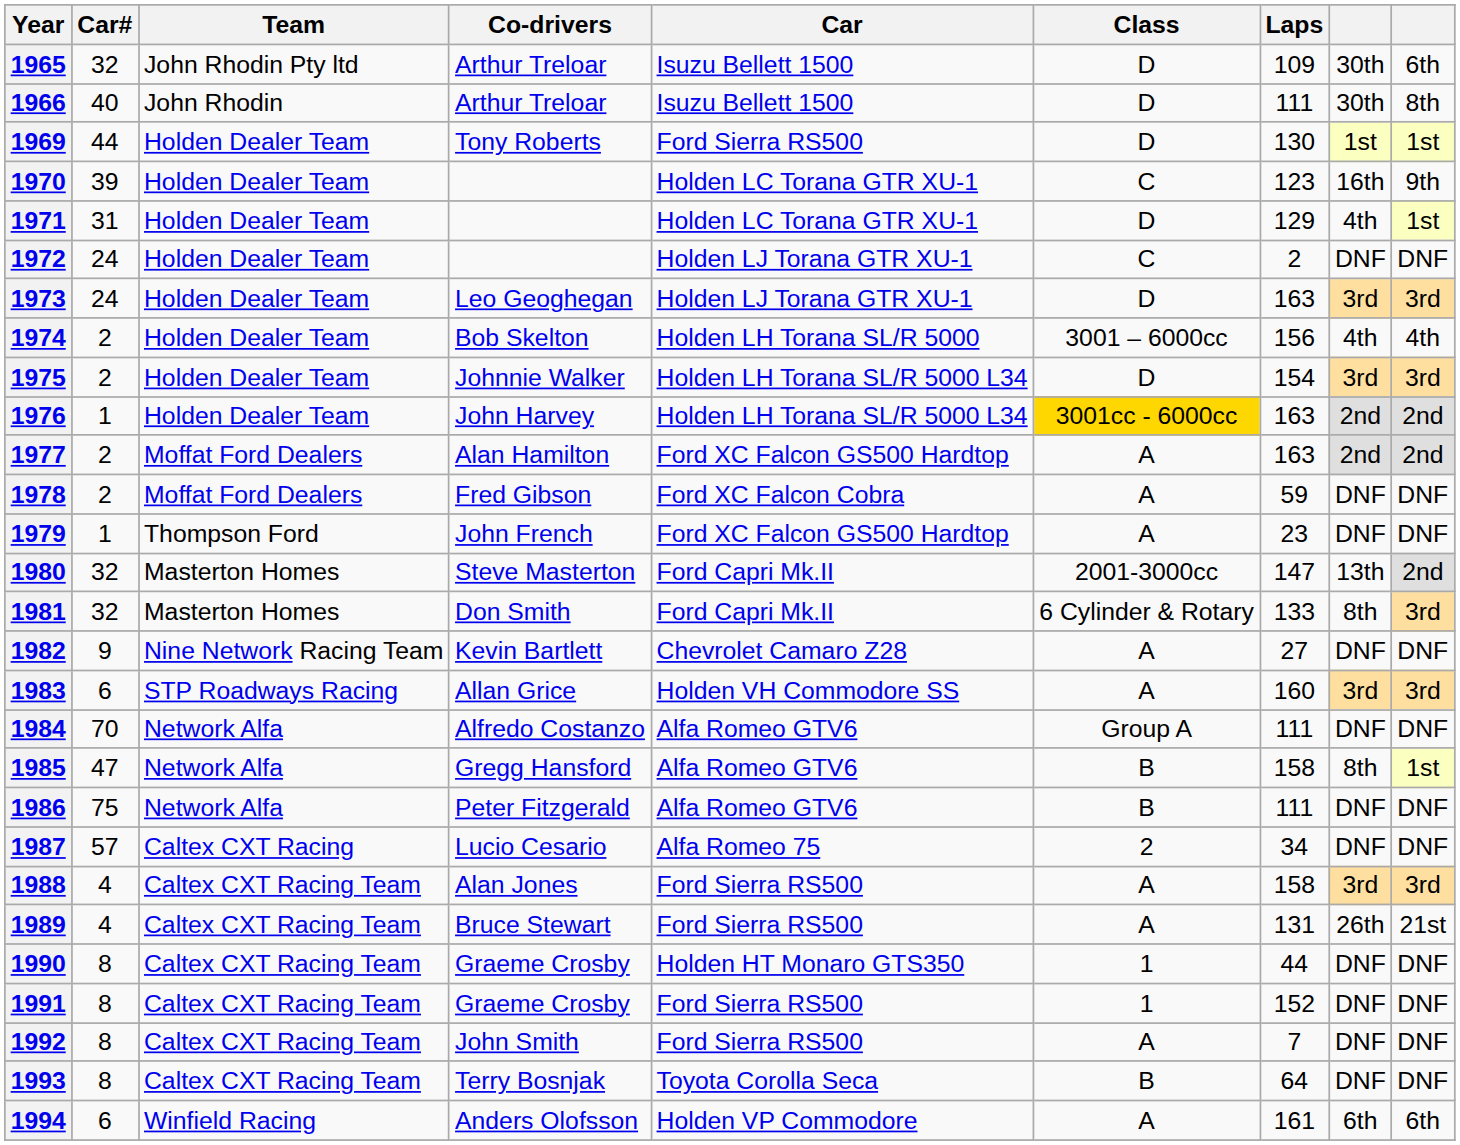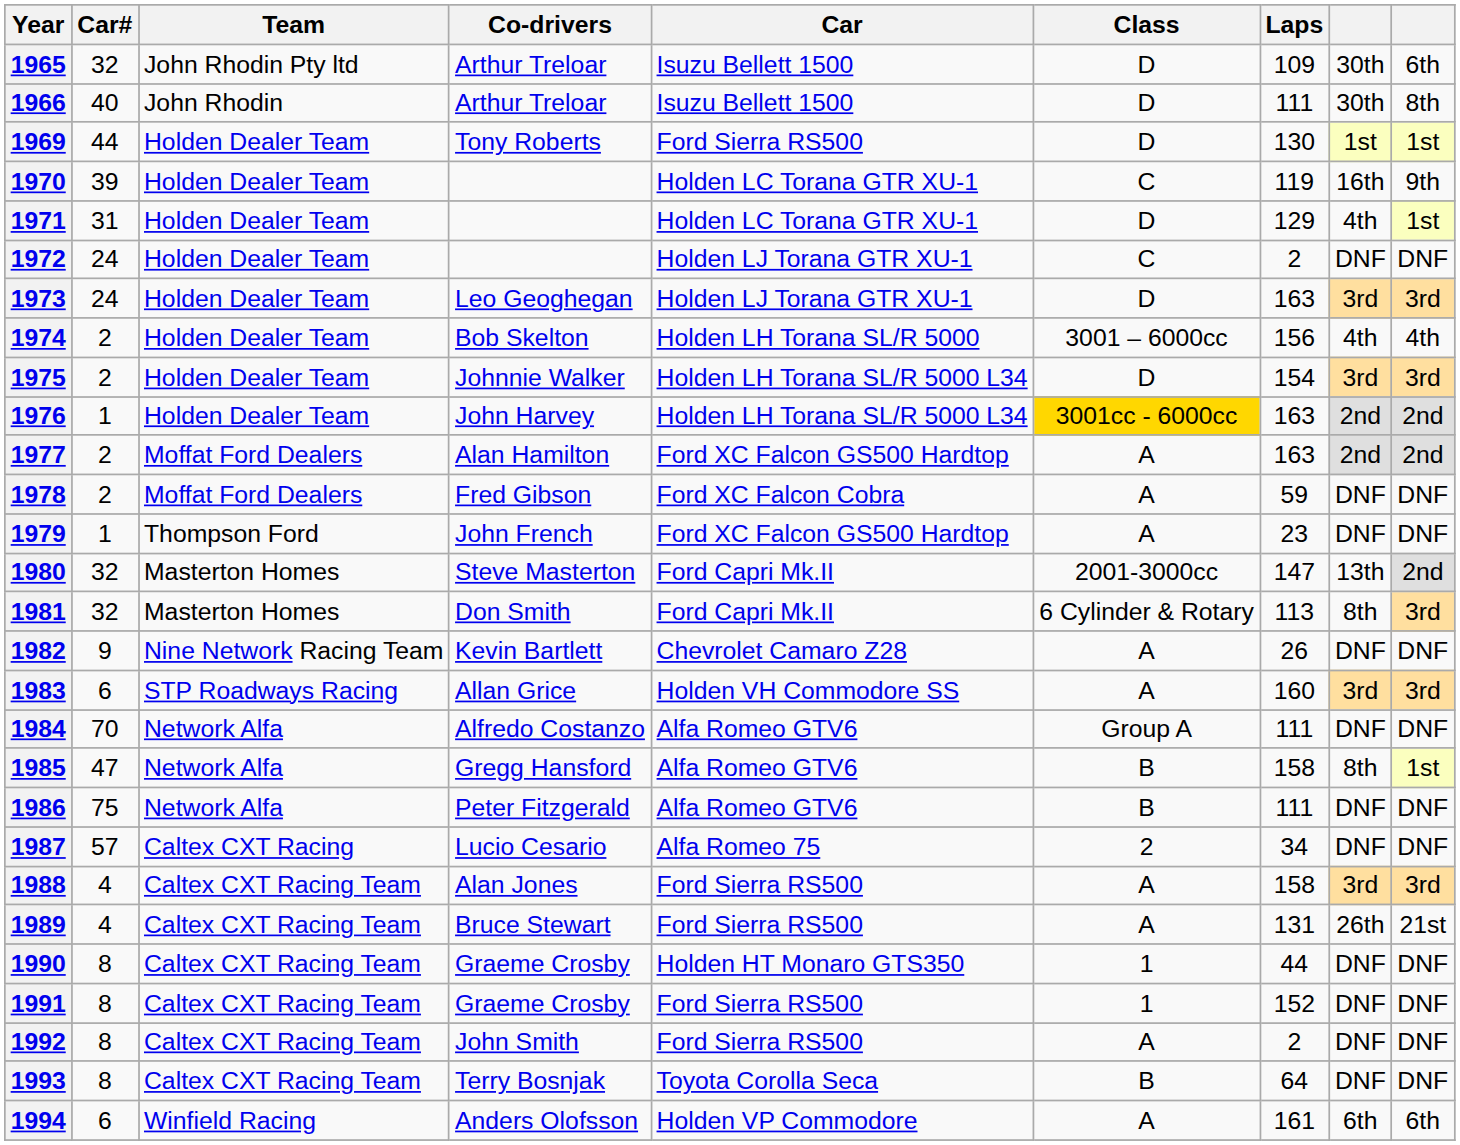(1294, 181) 123 -> (1294, 181) 119
(1294, 612) 133 -> (1294, 612) 113
(1294, 651) 27 -> (1294, 651) 26
(1294, 1042) 7 -> (1294, 1042) 2
